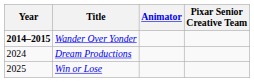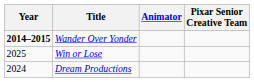rows swapped: (93, 54) <-> (79, 69)
